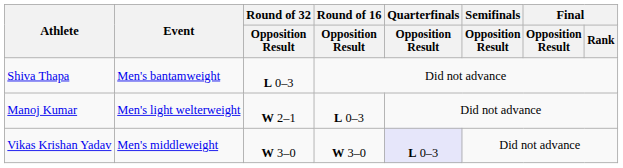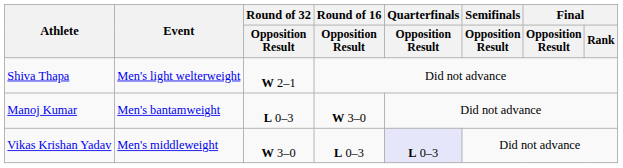(169, 75) Men's bantamweight -> (179, 75) Men's light welterweight
(279, 83) L 0–3 -> (279, 83) W 2–1
(179, 110) Men's light welterweight -> (169, 110) Men's bantamweight
(279, 118) W 2–1 -> (279, 118) L 0–3
(349, 118) L 0–3 -> (349, 118) W 3–0
(349, 153) W 3–0 -> (349, 153) L 0–3
